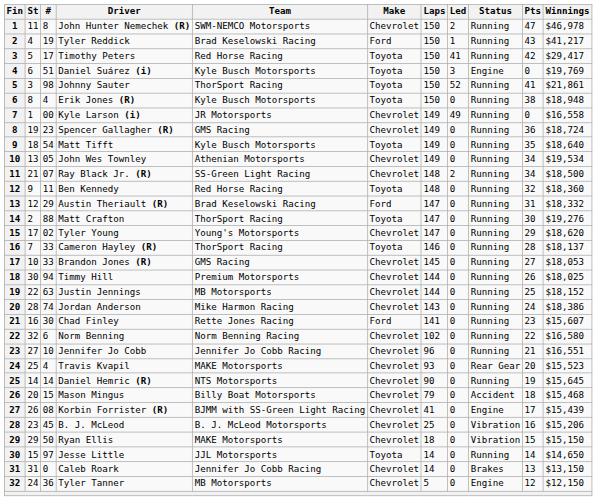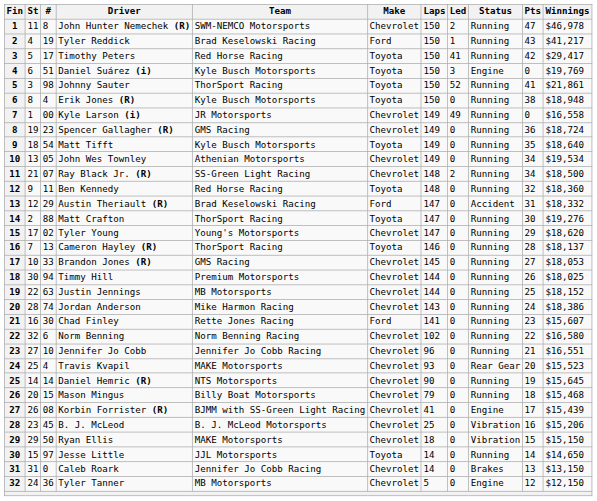(490, 204) Running -> (493, 204) Accident
(48, 248) 33 -> (48, 248) 13
(493, 396) Accident -> (490, 396) Running
